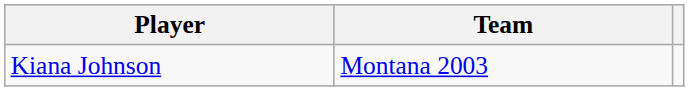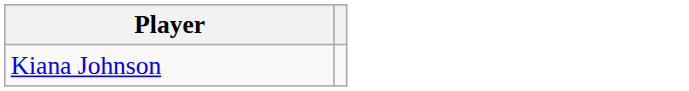- column: (503, 24)
